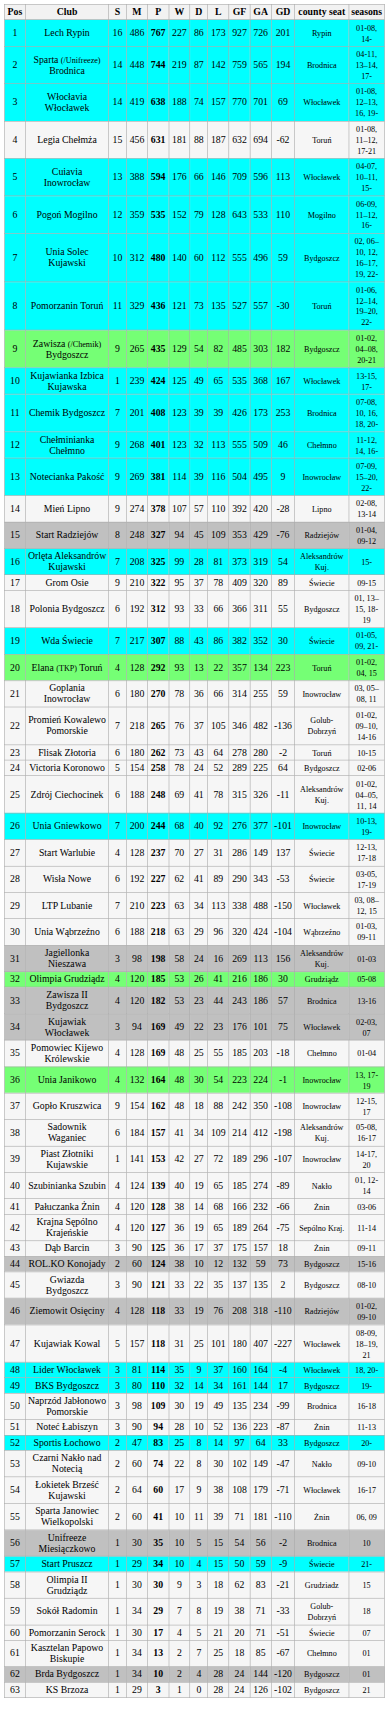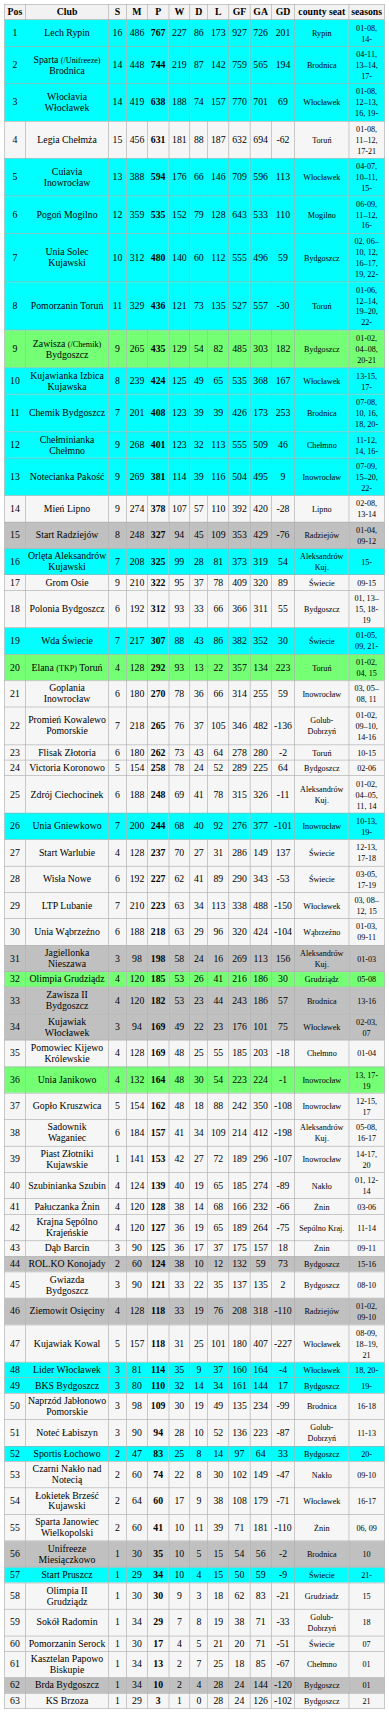(117, 381) 1 -> (117, 381) 8
(117, 1106) 9 -> (117, 1106) 5
(322, 1428) Żnin -> (322, 1433) Golub-Dobrzyń
